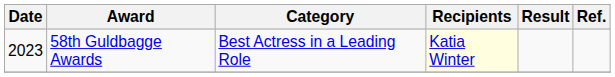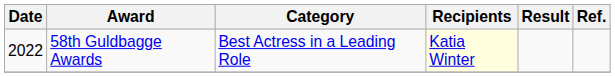(26, 50) 2023 -> (26, 50) 2022
